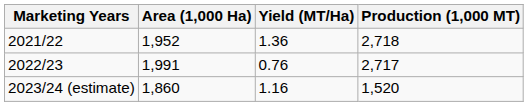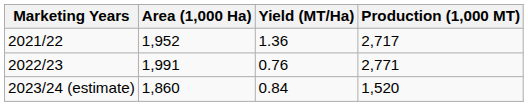(380, 40) 2,718 -> (380, 40) 2,717
(380, 64) 2,717 -> (380, 64) 2,771
(273, 88) 1.16 -> (273, 88) 0.84
